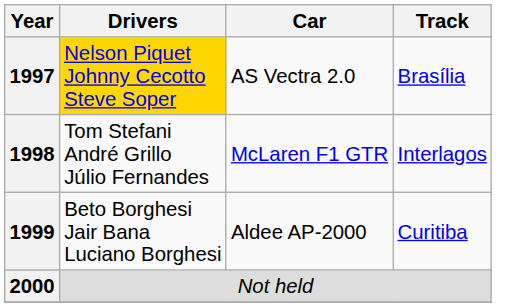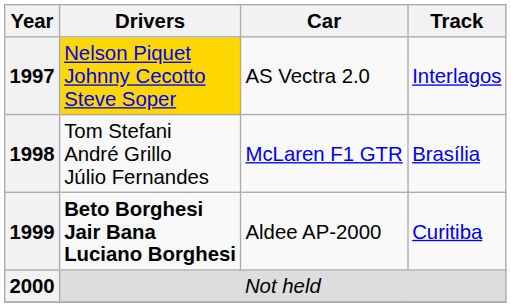(432, 76) Brasília -> (457, 76) Interlagos
(442, 154) Interlagos -> (446, 154) Brasília
(143, 232) normal -> (150, 232) bold
